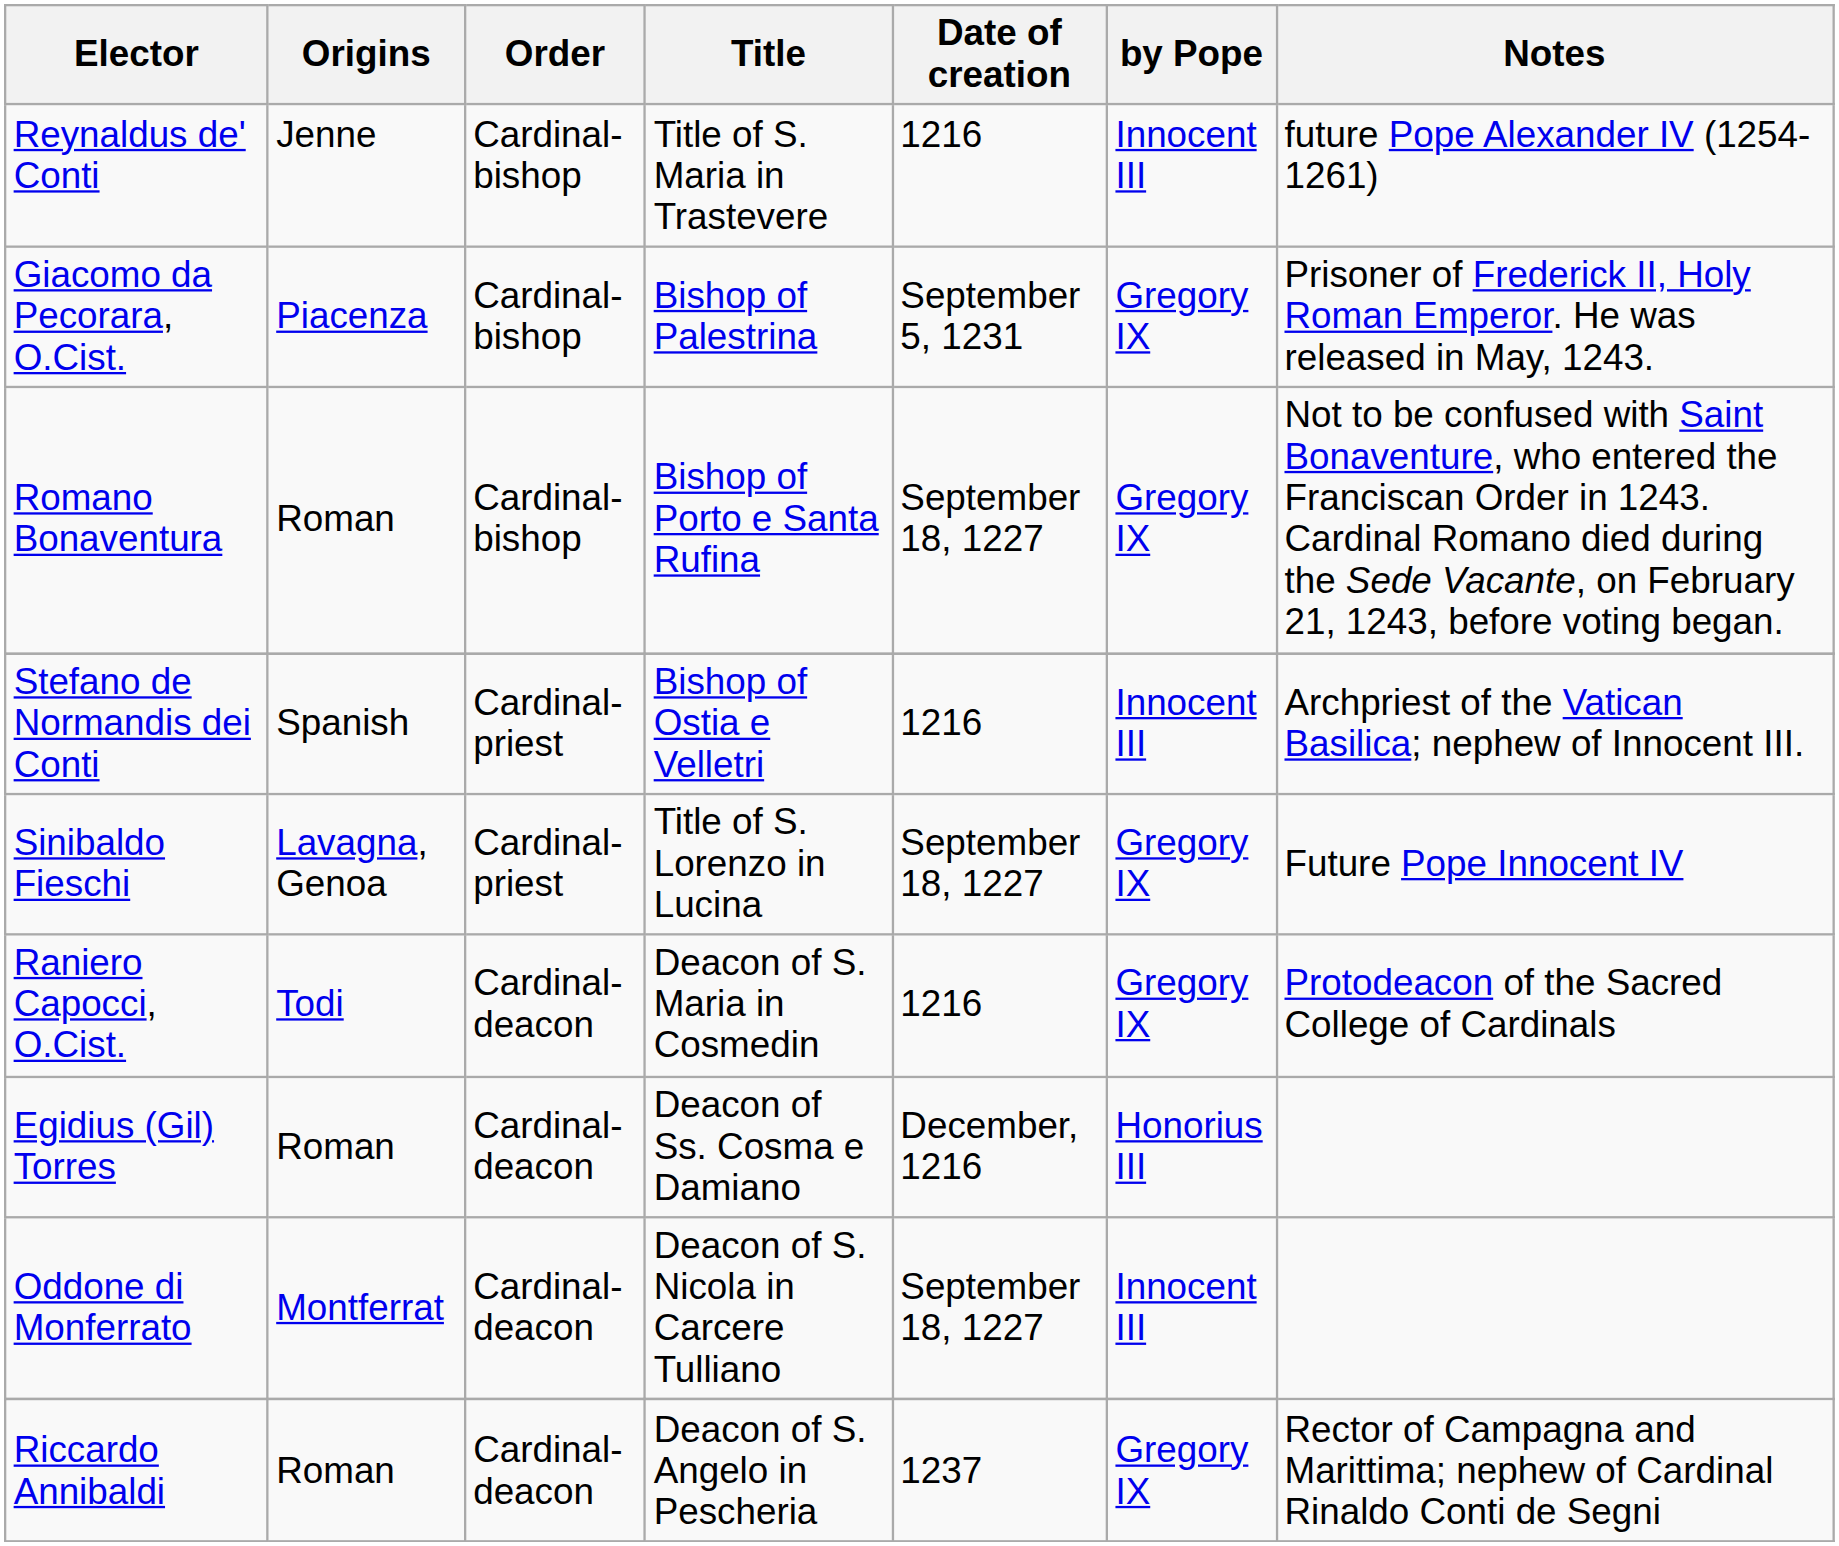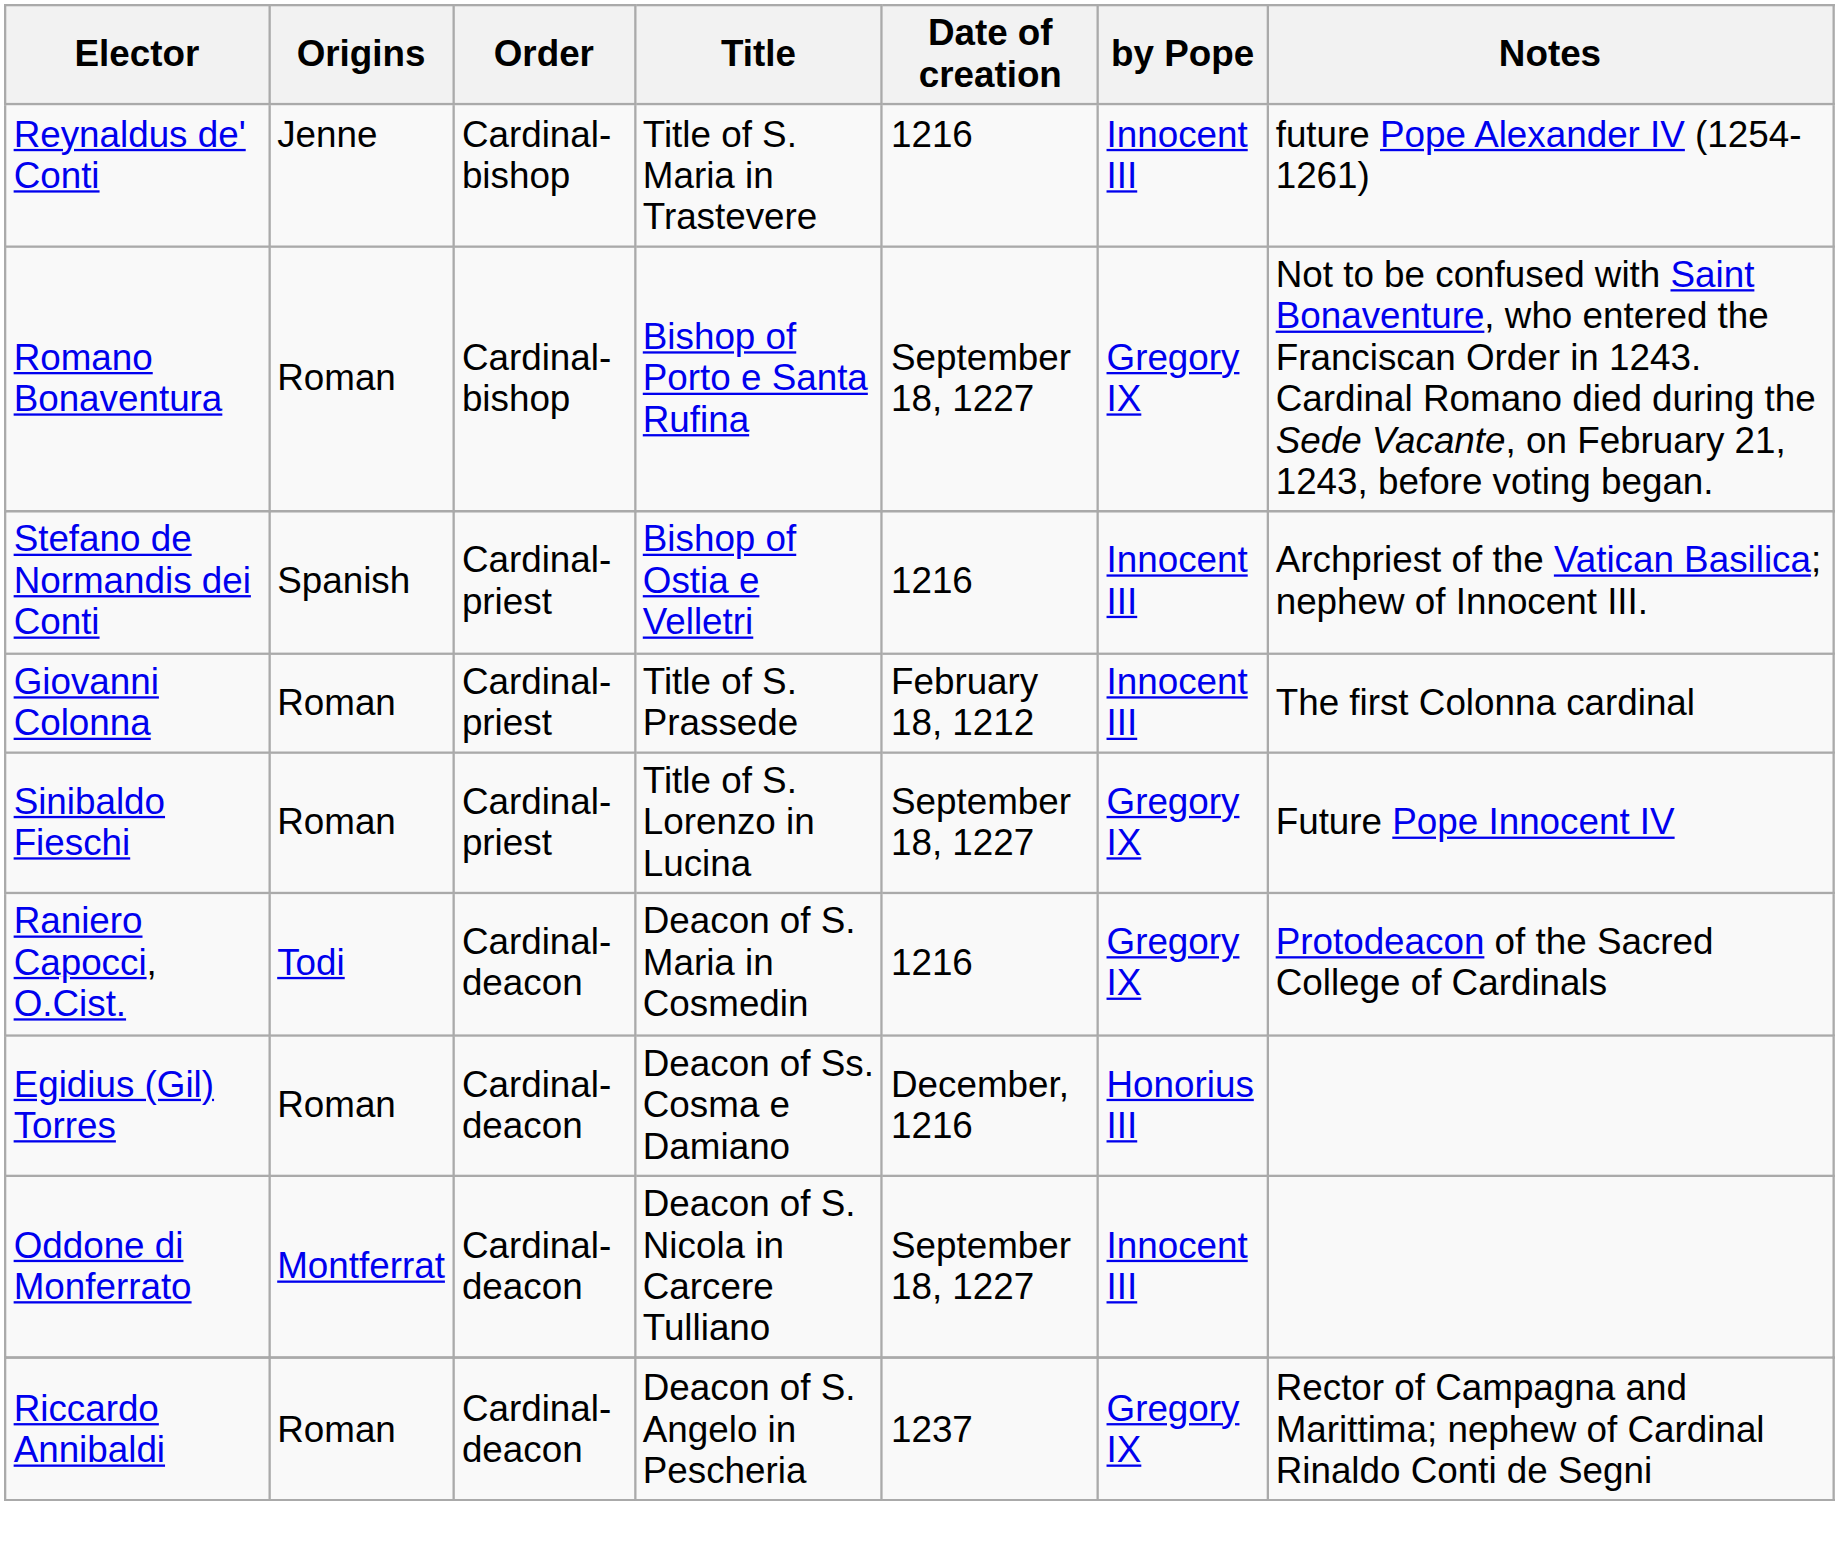- row: (113, 316)
+ row: (86, 701)
(352, 863) Lavagna, Genoa -> (337, 822) Roman
